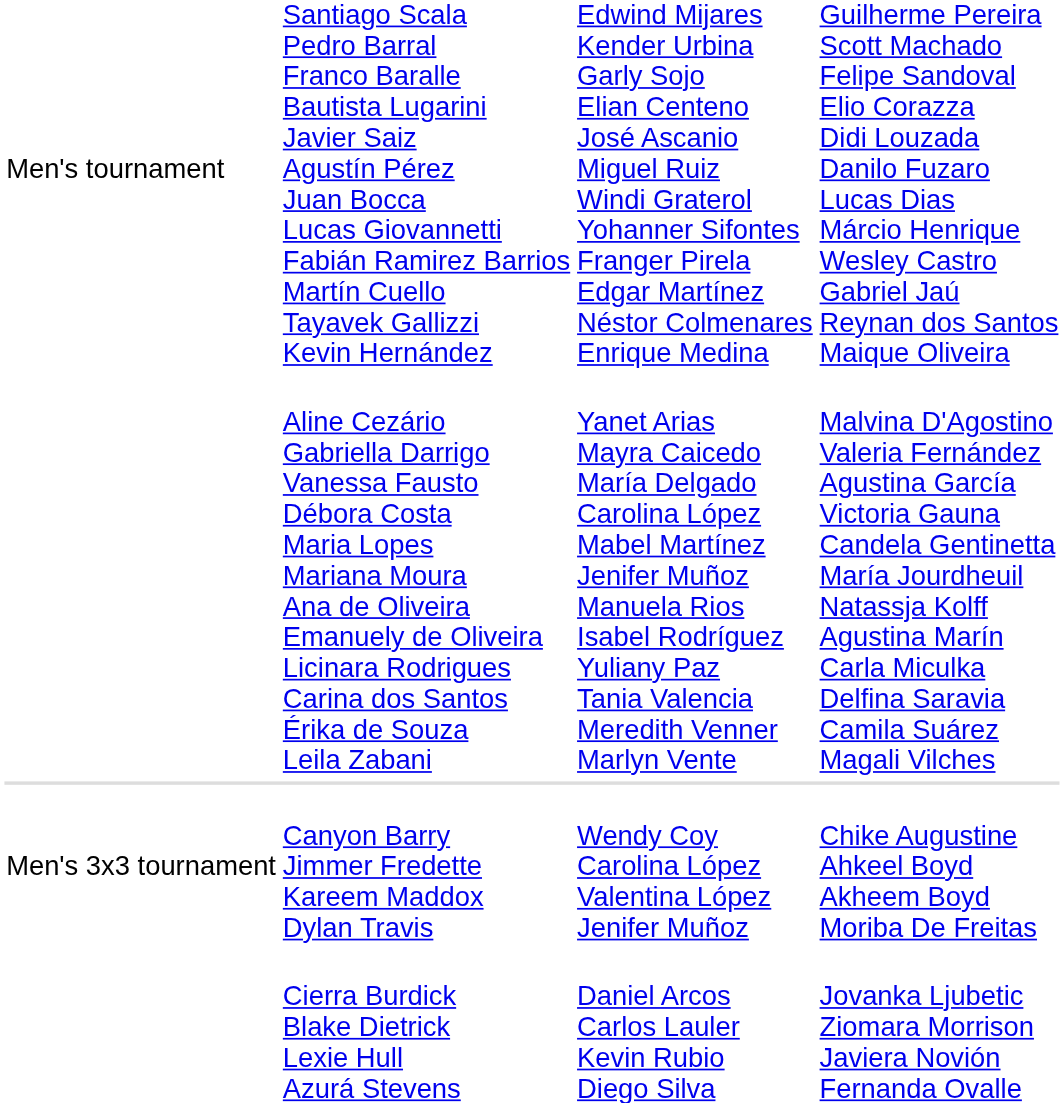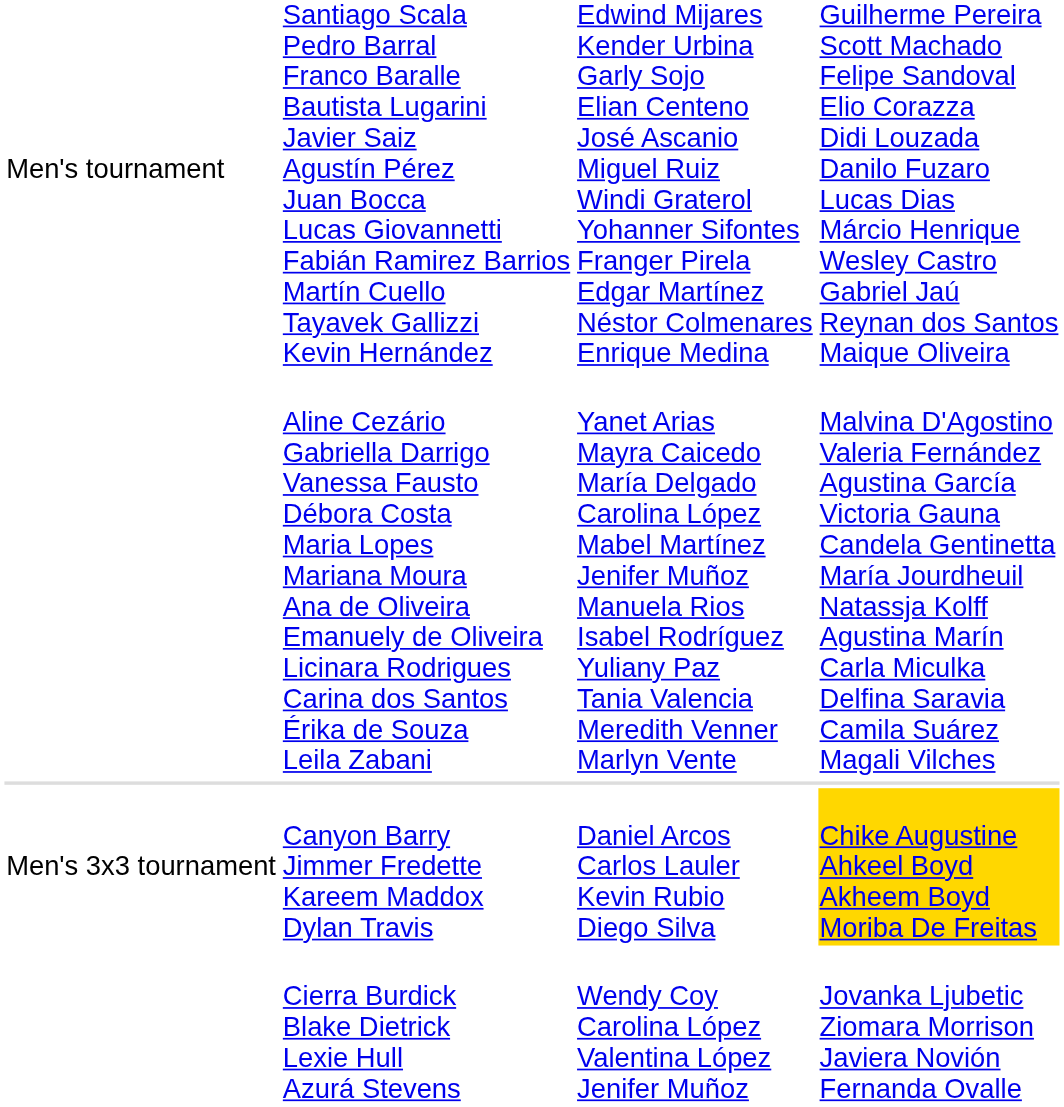(674, 881) Wendy Coy Carolina López Valentina López Jenifer Muñoz -> (658, 881) Daniel Arcos Carlos Lauler Kevin Rubio Diego Silva
(928, 881) no background -> (928, 881) gold background
(658, 1042) Daniel Arcos Carlos Lauler Kevin Rubio Diego Silva -> (674, 1042) Wendy Coy Carolina López Valentina López Jenifer Muñoz
